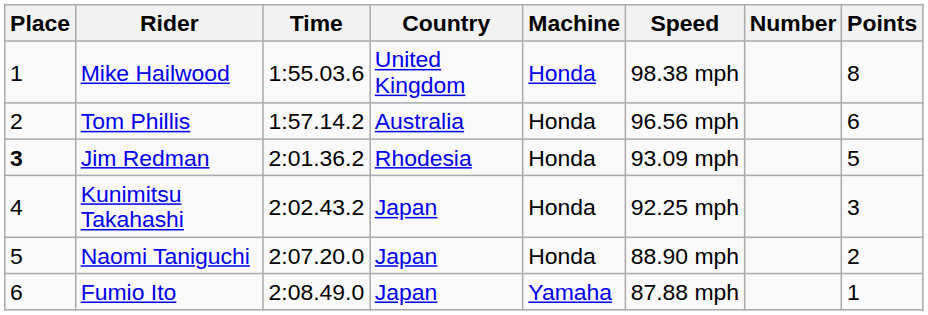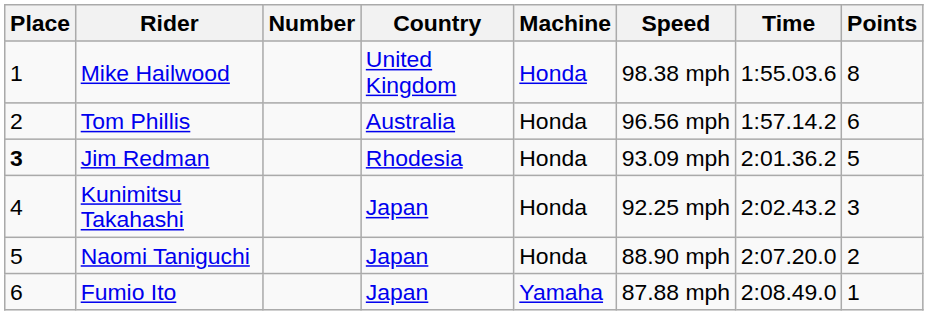columns swapped: (793, 23) <-> (316, 23)
